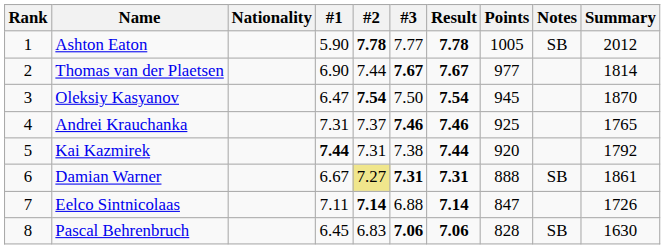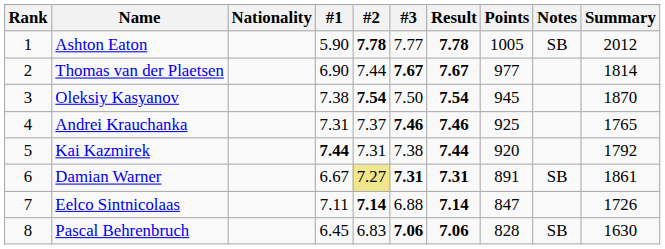(334, 97) 6.47 -> (334, 97) 7.38
(507, 177) 888 -> (507, 177) 891
